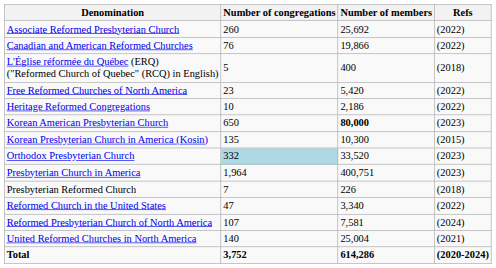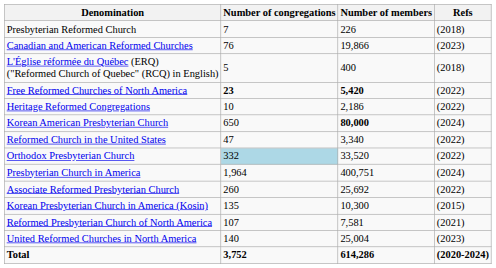rows swapped: (93, 29) <-> (71, 189)
(451, 45) (2022) -> (451, 45) (2023)
(229, 90) normal -> (229, 90) bold
(352, 90) normal -> (352, 90) bold
(451, 123) (2023) -> (451, 123) (2024)
rows swapped: (107, 139) <-> (86, 205)
(451, 156) (2023) -> (451, 156) (2022)
(451, 172) (2023) -> (451, 172) (2024)
(451, 222) (2024) -> (451, 222) (2021)
(451, 238) (2021) -> (451, 238) (2023)
